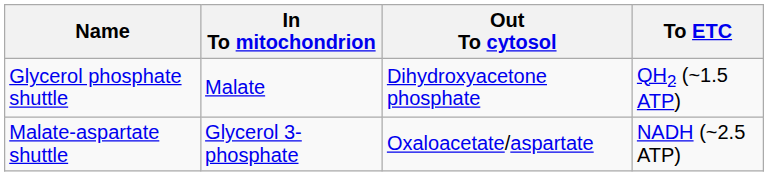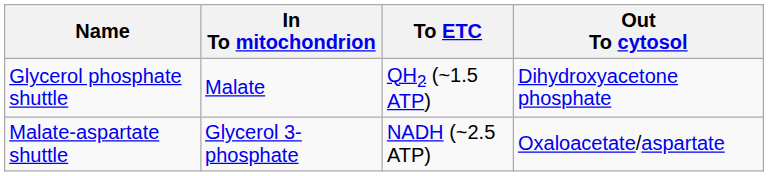columns swapped: (698, 31) <-> (507, 31)
